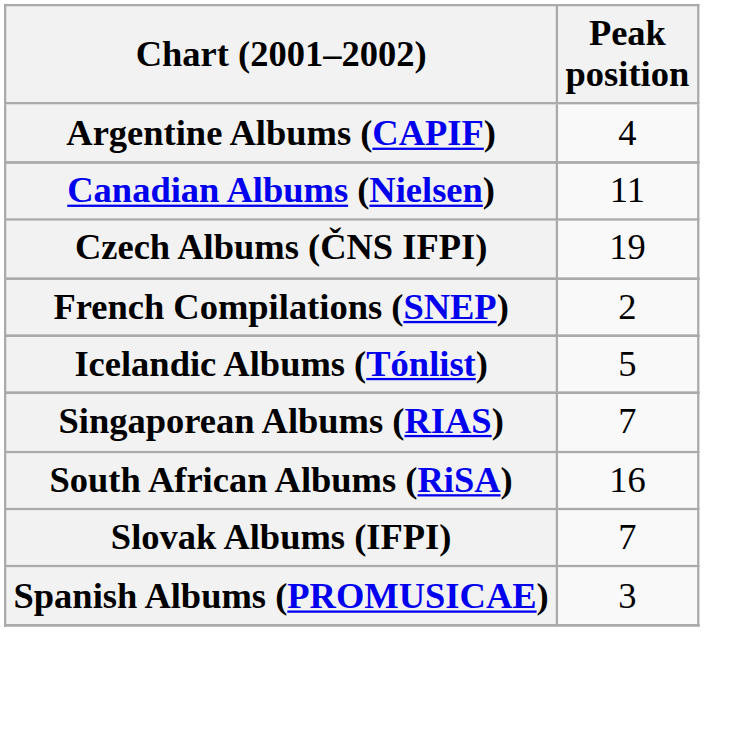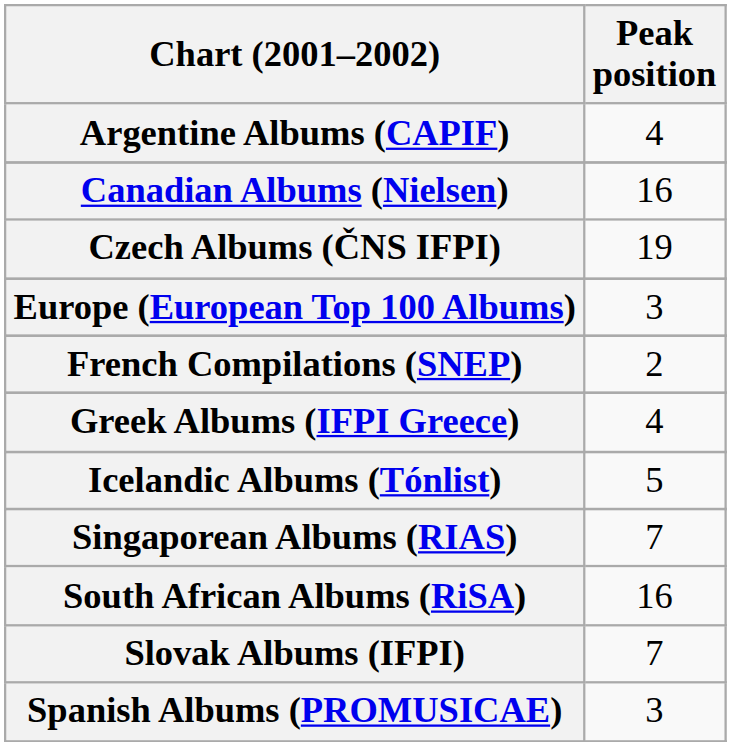(627, 190) 11 -> (654, 190) 16
+ row: (295, 305)
+ row: (295, 421)
